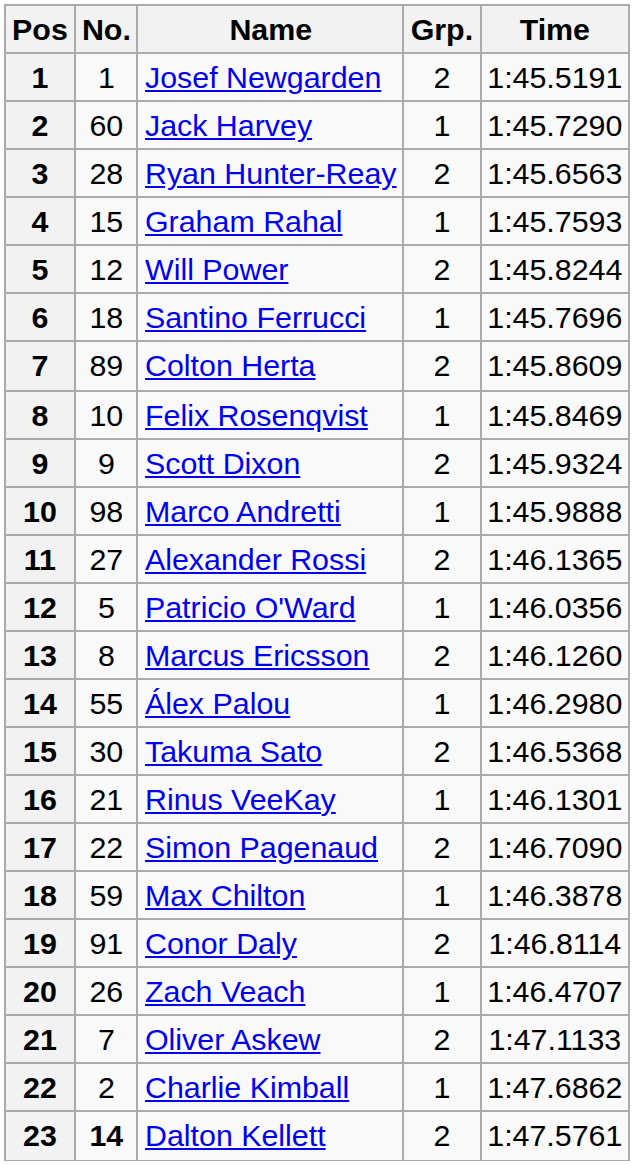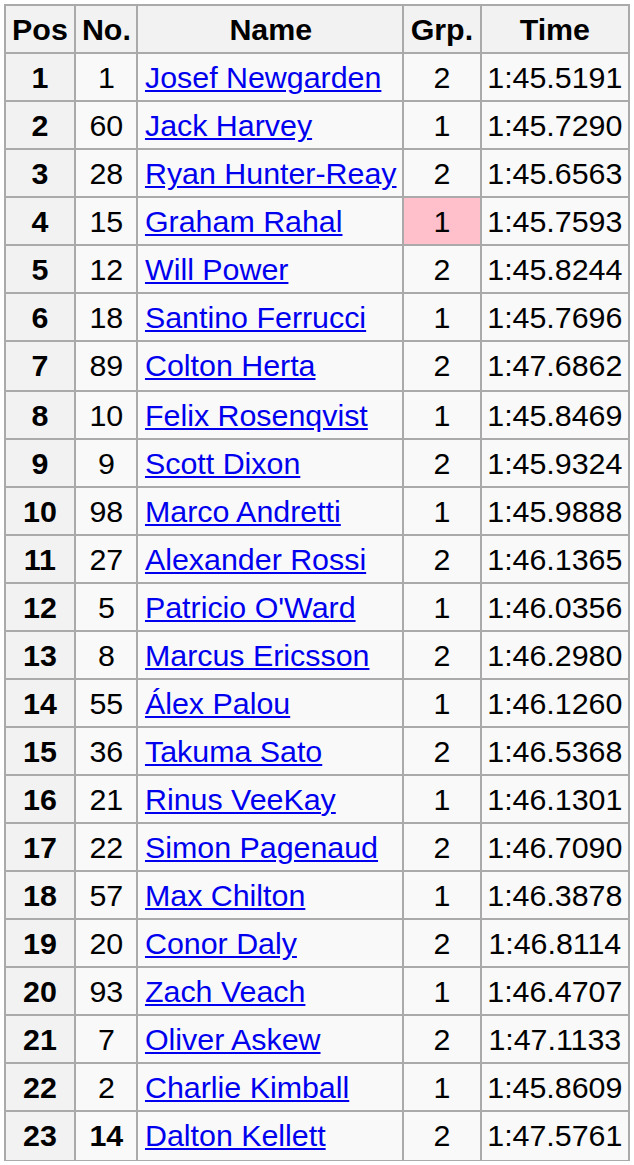(442, 222) no background -> (442, 222) pink background
(555, 366) 1:45.8609 -> (555, 366) 1:47.6862
(555, 655) 1:46.1260 -> (555, 655) 1:46.2980
(555, 703) 1:46.2980 -> (555, 703) 1:46.1260
(106, 751) 30 -> (106, 751) 36
(106, 896) 59 -> (106, 896) 57
(106, 944) 91 -> (106, 944) 20
(106, 992) 26 -> (106, 992) 93
(555, 1088) 1:47.6862 -> (555, 1088) 1:45.8609
